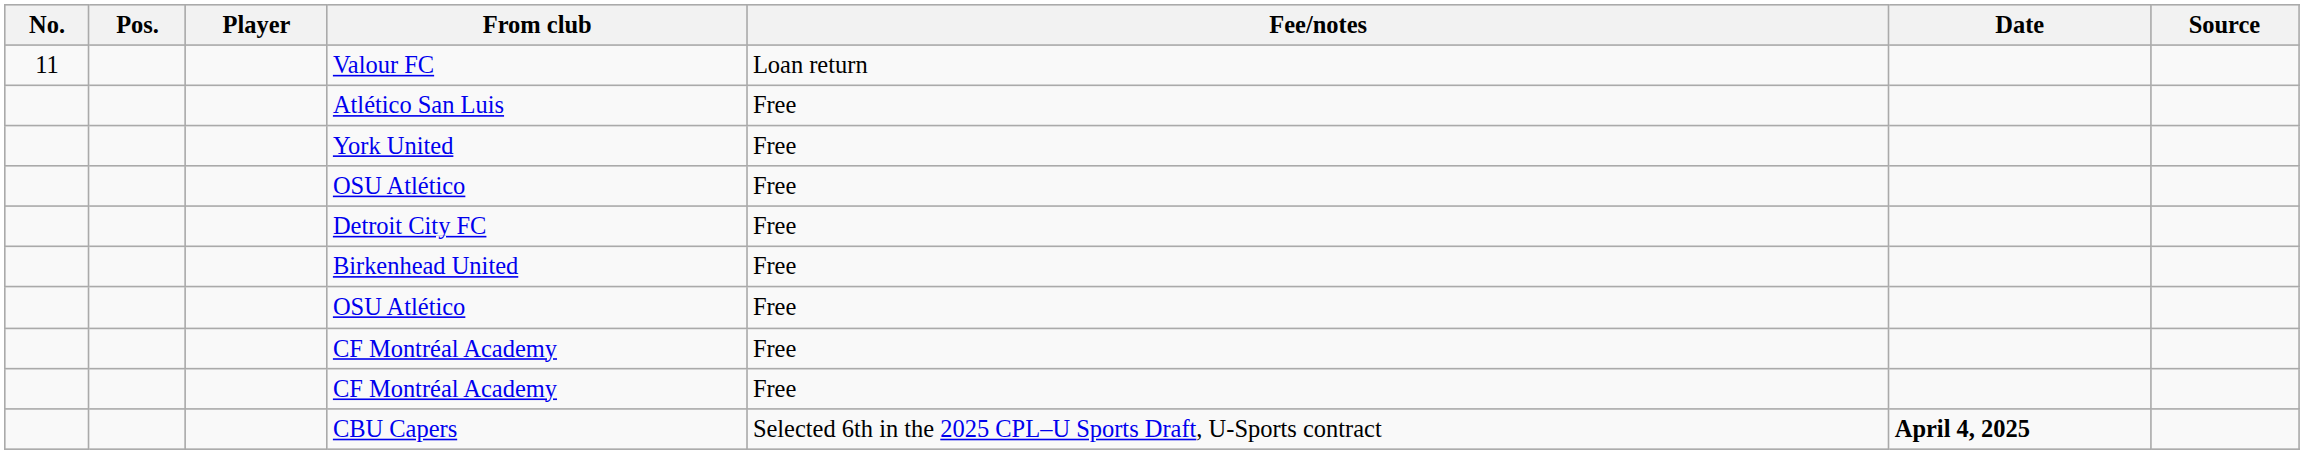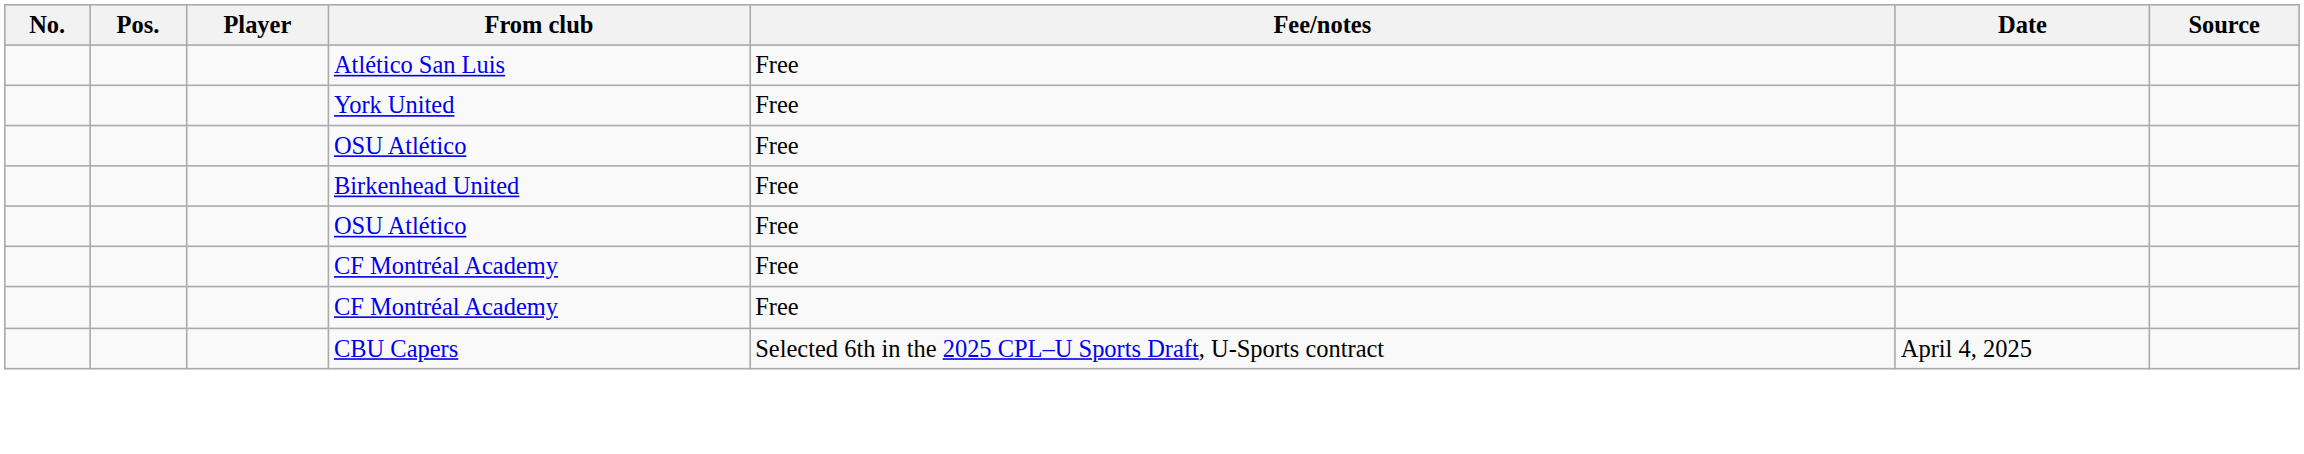- row: (47, 65)
- row: (47, 227)
(1962, 428) bold -> (1966, 347) normal
